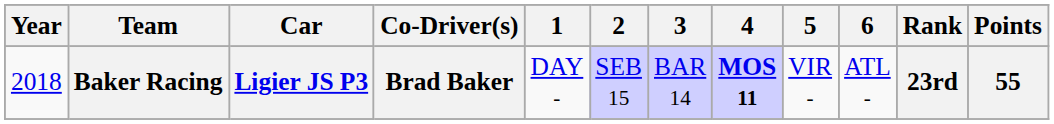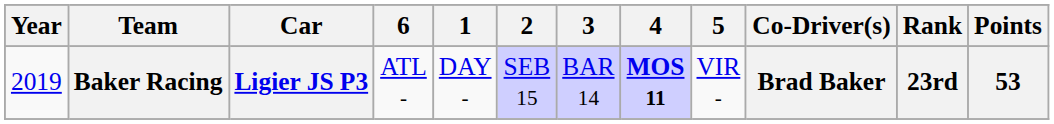columns swapped: (449, 25) <-> (867, 25)
(36, 81) 2018 -> (36, 81) 2019
(1008, 81) 55 -> (1008, 81) 53
